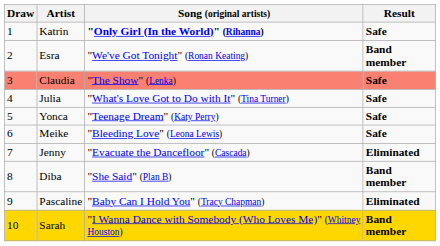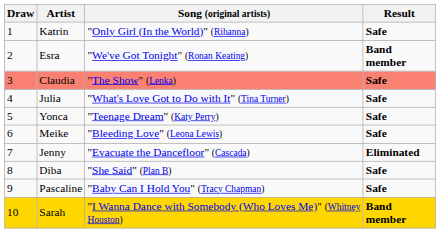(176, 31) bold -> (168, 31) normal
(386, 176) Band member -> (376, 170) Safe
(393, 201) Eliminated -> (376, 188) Safe
